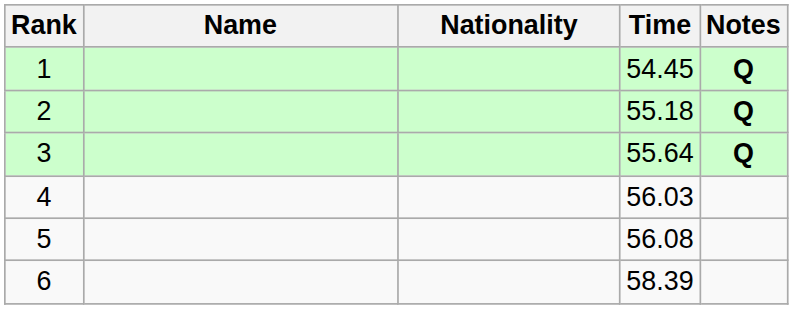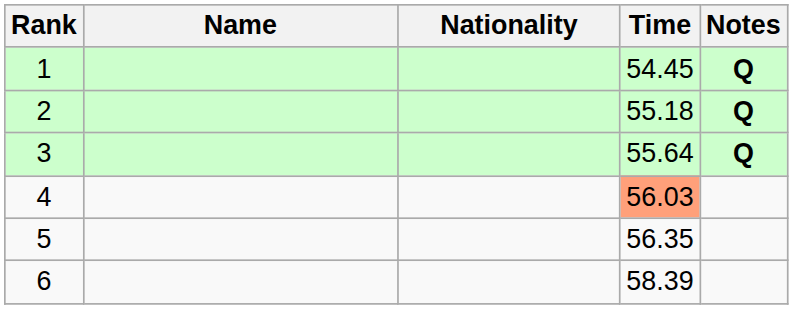(660, 196) no background -> (660, 196) lightsalmon background
(660, 238) 56.08 -> (660, 238) 56.35
